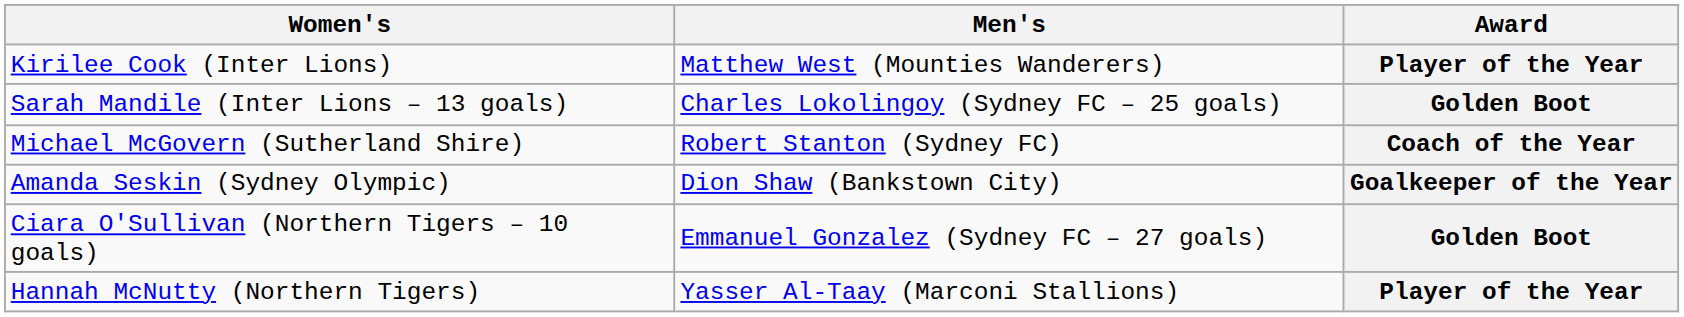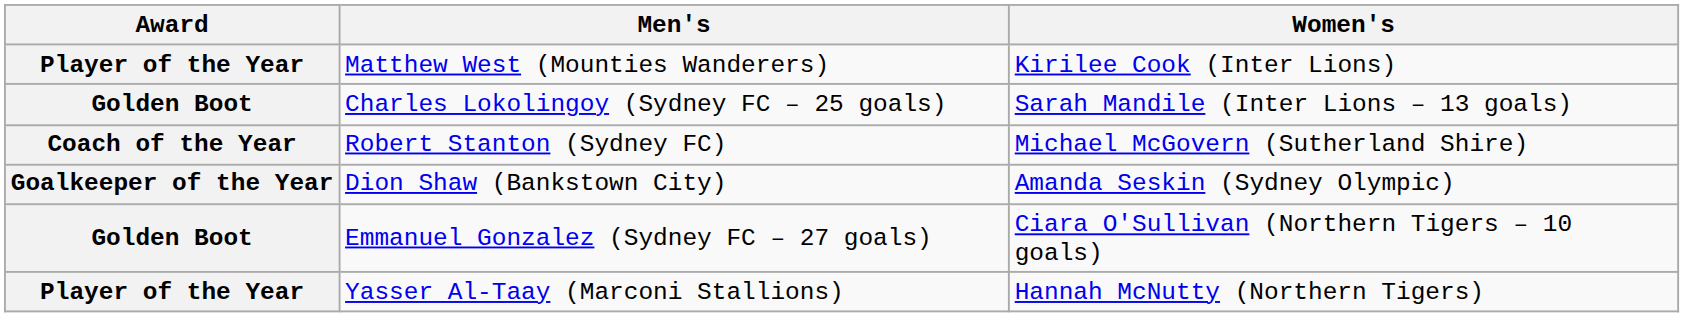columns swapped: (1511, 25) <-> (340, 25)
